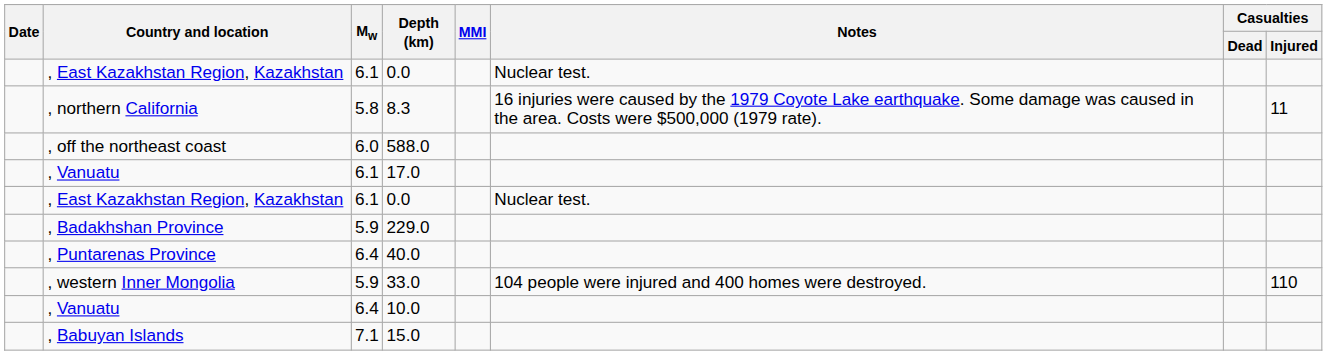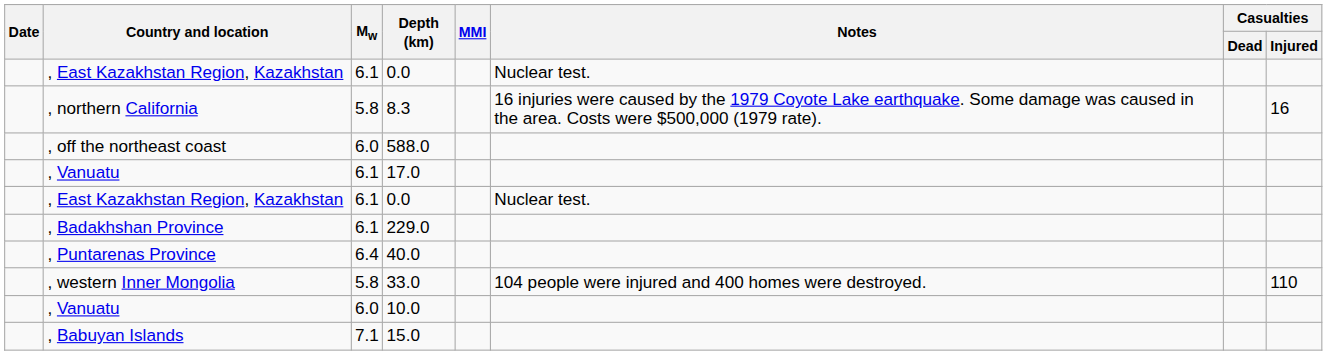(1279, 109) 11 -> (1280, 109) 16
(367, 227) 5.9 -> (367, 227) 6.1
(367, 281) 5.9 -> (367, 281) 5.8
(367, 308) 6.4 -> (367, 308) 6.0
